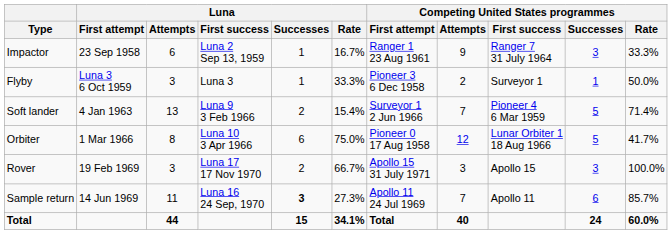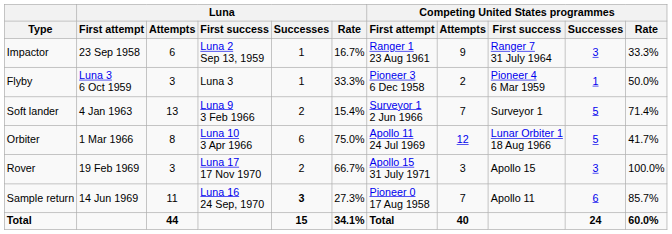(517, 82) Surveyor 1 -> (518, 82) Pioneer 4 6 Mar 1959
(518, 111) Pioneer 4 6 Mar 1959 -> (517, 111) Surveyor 1
(400, 140) Pioneer 0 17 Aug 1958 -> (397, 140) Apollo 11 24 Jul 1969
(397, 198) Apollo 11 24 Jul 1969 -> (400, 198) Pioneer 0 17 Aug 1958
